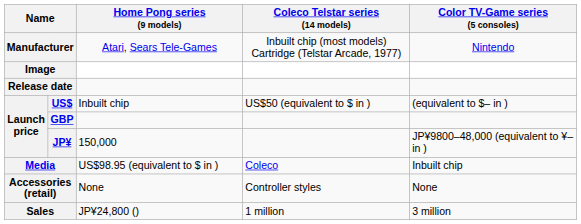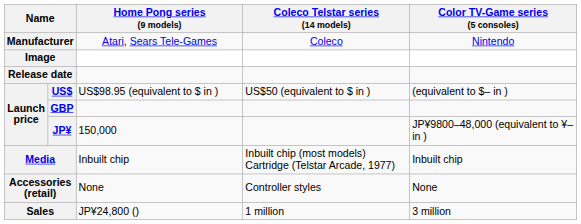(326, 47) Inbuilt chip (most models) Cartridge (Telstar Arcade, 1977) -> (326, 41) Coleco
(104, 103) Inbuilt chip -> (148, 91) US$98.95 (equivalent to $ in )
(148, 165) US$98.95 (equivalent to $ in ) -> (104, 159) Inbuilt chip
(262, 165) Coleco -> (320, 159) Inbuilt chip (most models) Cartridge (Telstar Arcade, 1977)
